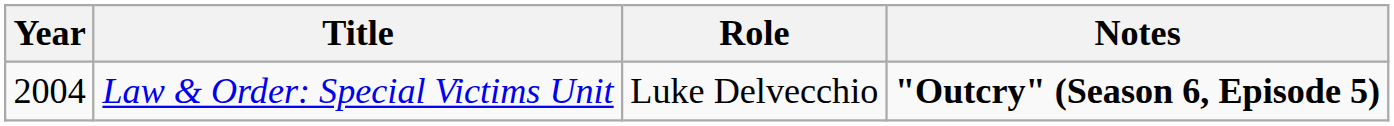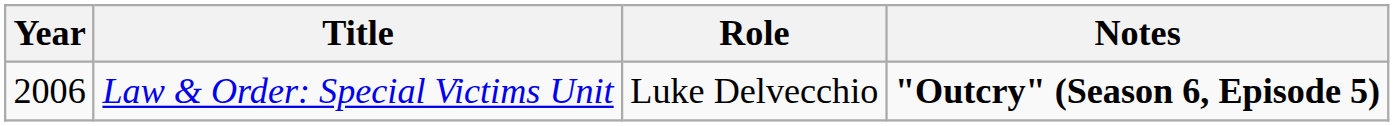(50, 90) 2004 -> (50, 90) 2006
